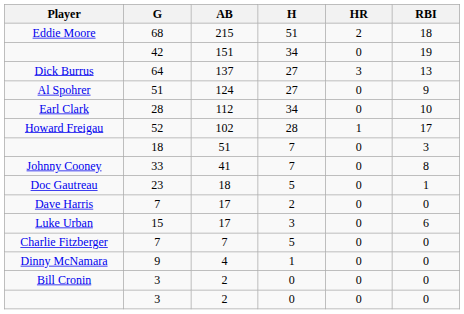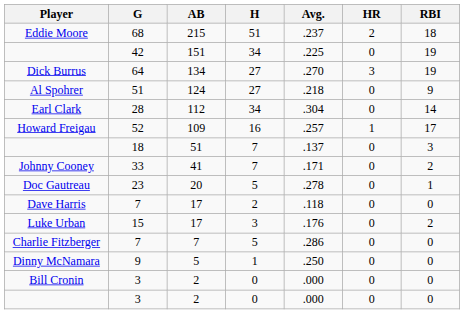+ column: (313, 14)
(225, 71) 137 -> (196, 71) 134
(426, 71) 13 -> (430, 71) 19
(426, 109) 10 -> (430, 109) 14
(225, 128) 102 -> (196, 128) 109
(292, 128) 28 -> (255, 128) 16
(426, 166) 8 -> (430, 166) 2
(225, 185) 18 -> (196, 185) 20
(426, 223) 6 -> (430, 223) 2
(225, 261) 4 -> (196, 261) 5
